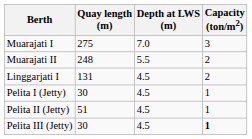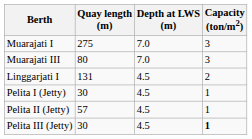- row: (32, 60)
+ row: (33, 60)
(83, 109) 51 -> (83, 109) 57
